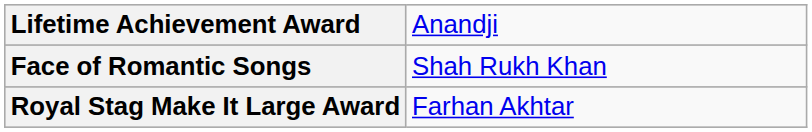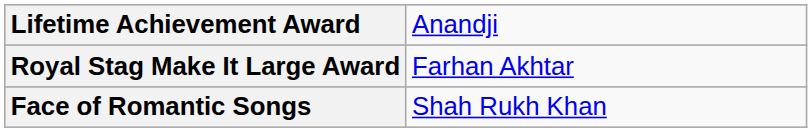rows swapped: (205, 106) <-> (161, 65)
